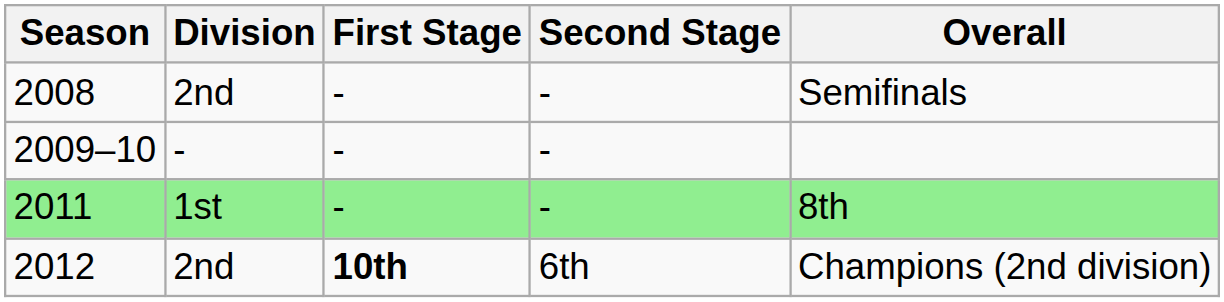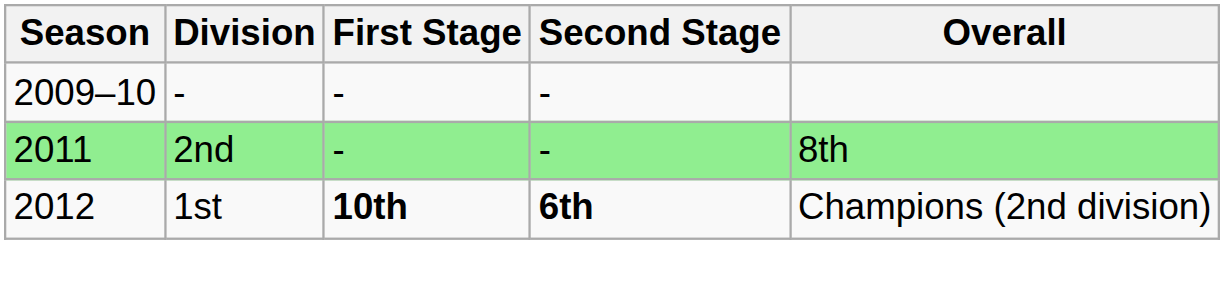- row: (54, 91)
(198, 207) 1st -> (204, 149) 2nd
(204, 265) 2nd -> (198, 207) 1st
(564, 265) normal -> (566, 207) bold
